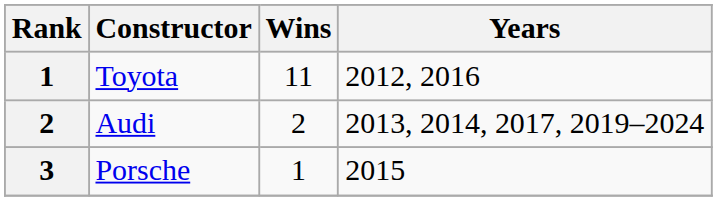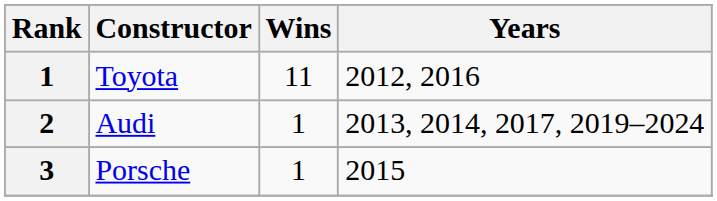(298, 123) 2 -> (298, 123) 1
